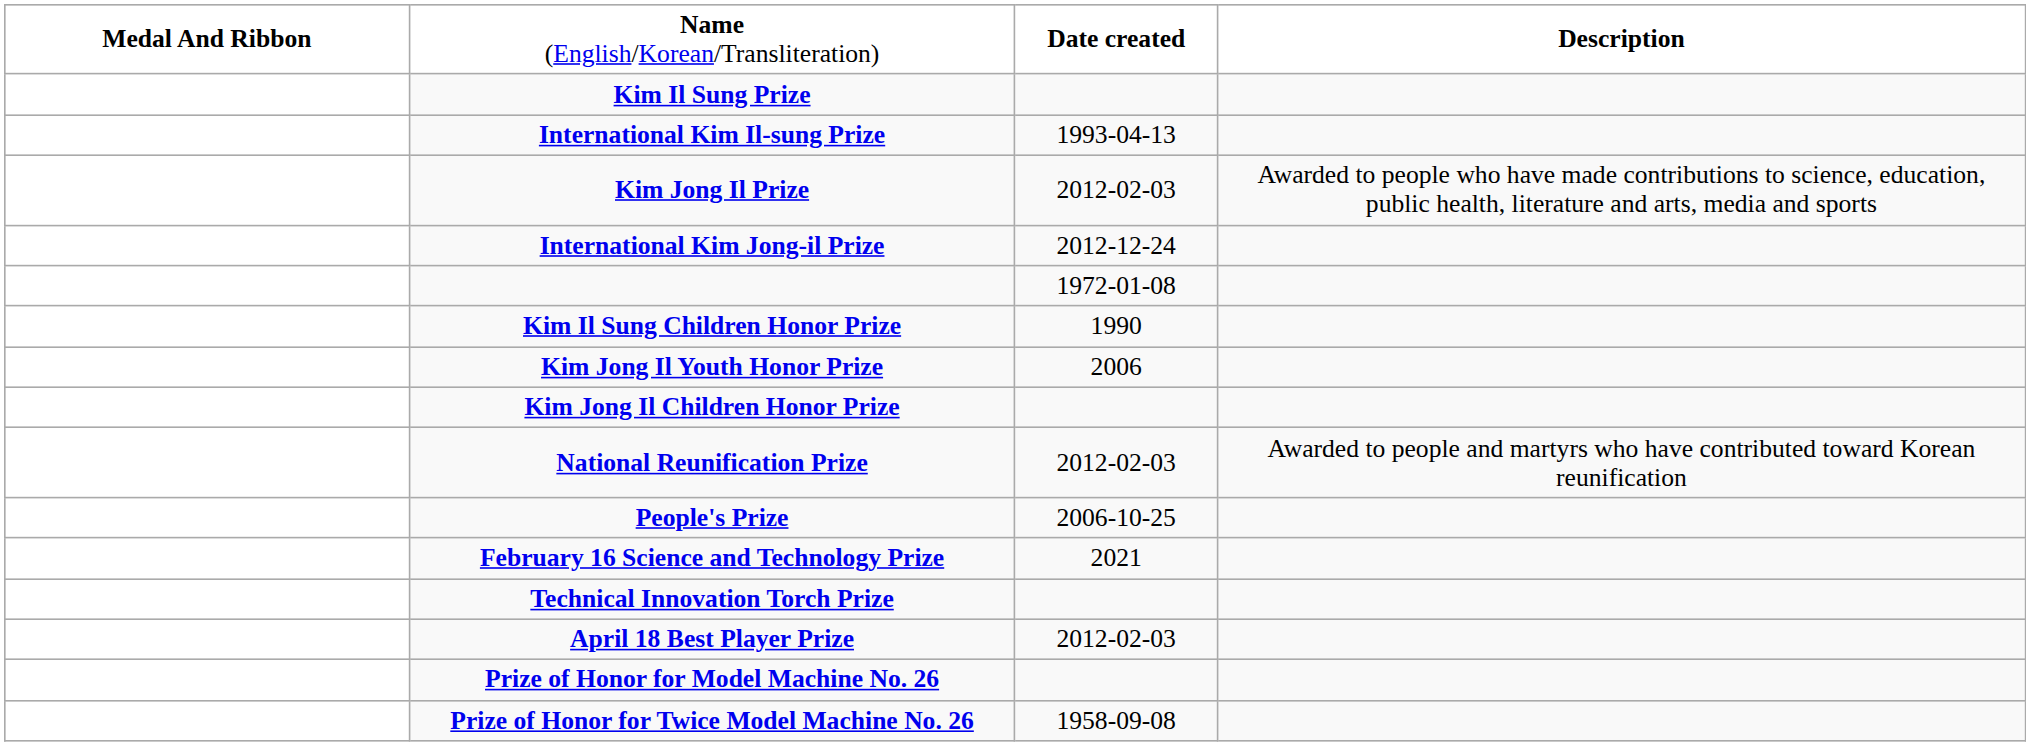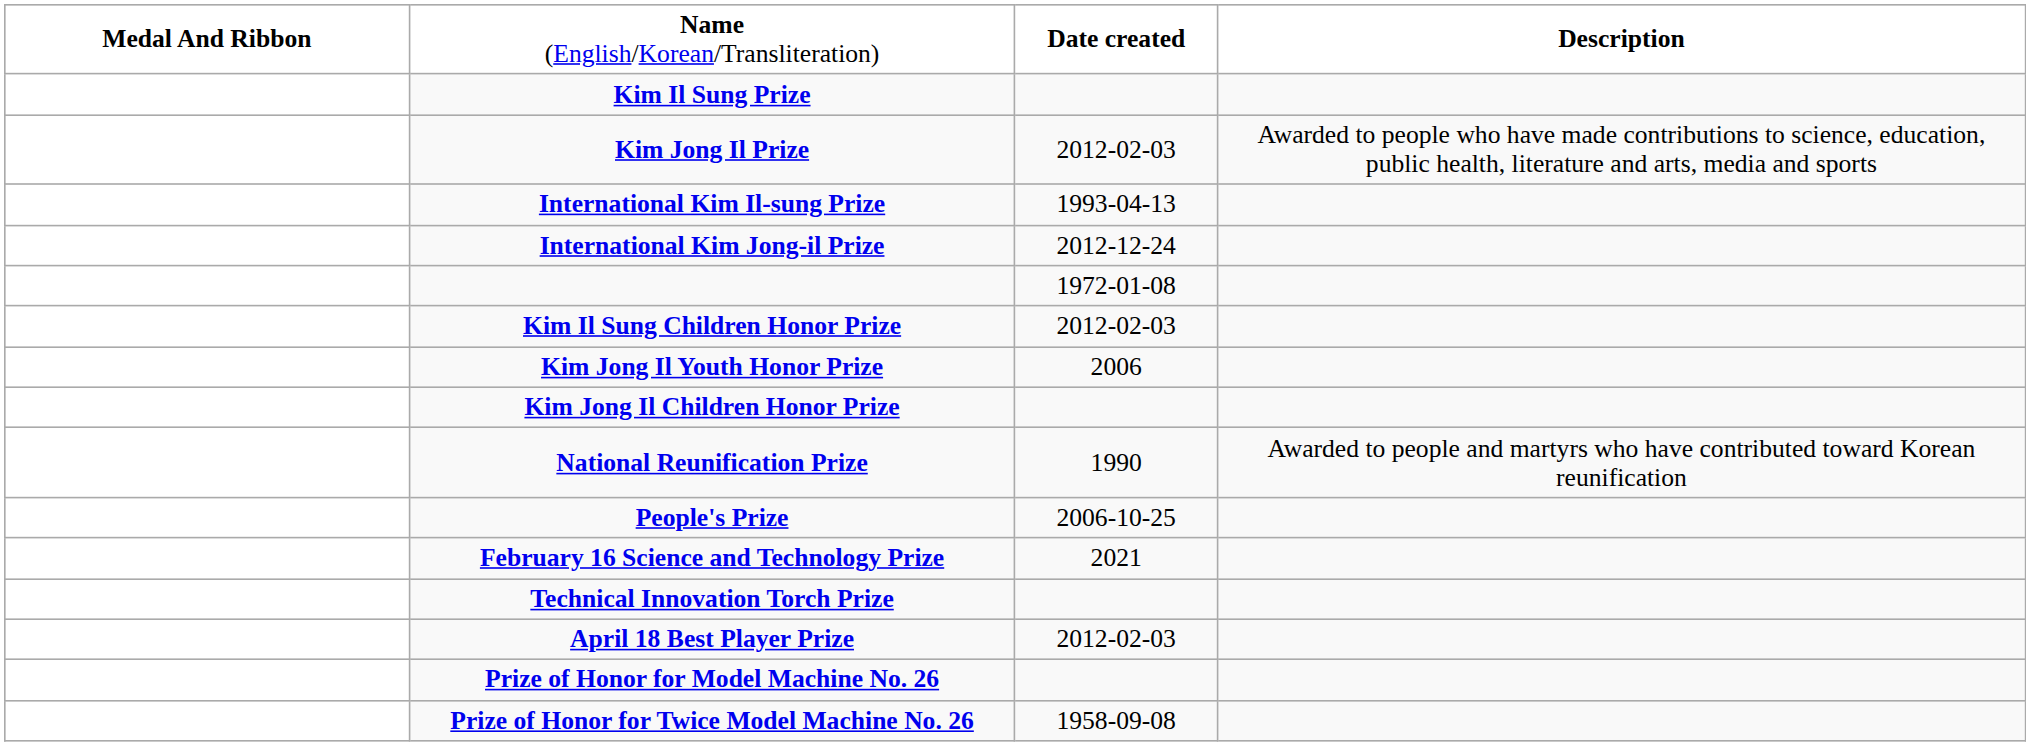rows swapped: (712, 189) <-> (712, 134)
(1116, 326) 1990 -> (1116, 326) 2012-02-03
(1116, 462) 2012-02-03 -> (1116, 462) 1990
